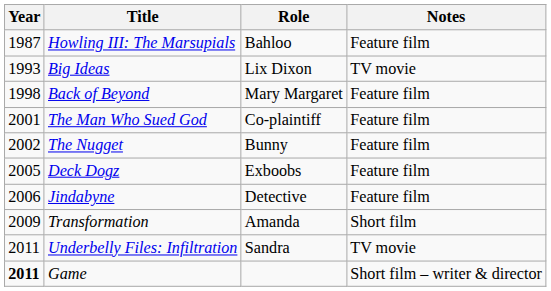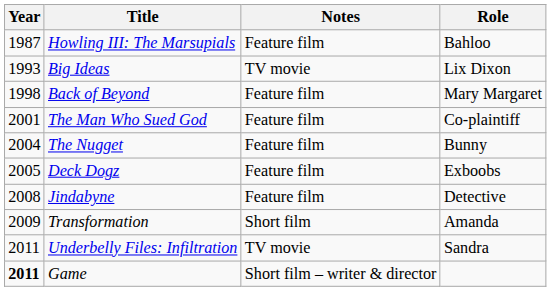columns swapped: (294, 17) <-> (446, 17)
(24, 145) 2002 -> (24, 145) 2004
(24, 196) 2006 -> (24, 196) 2008
